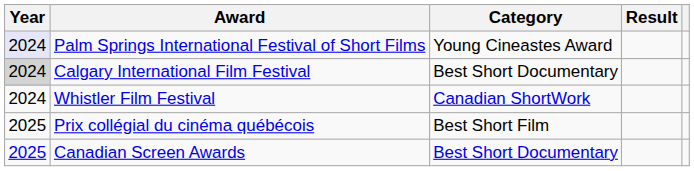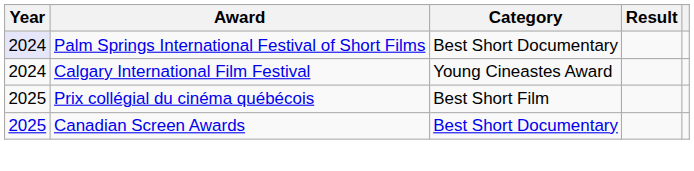(523, 44) Young Cineastes Award -> (526, 44) Best Short Documentary
(27, 71) lightgrey background -> (27, 71) no background
(526, 71) Best Short Documentary -> (523, 71) Young Cineastes Award
- row: (135, 98)
